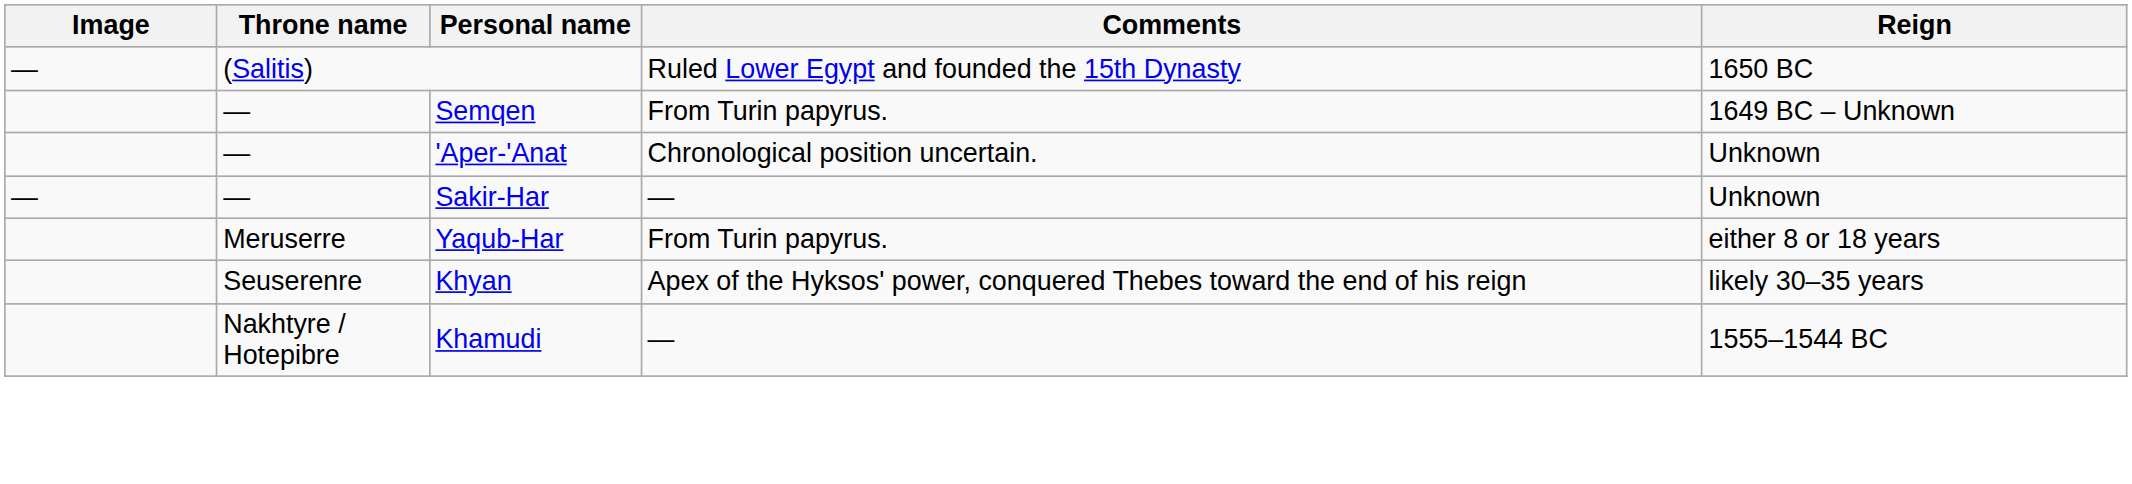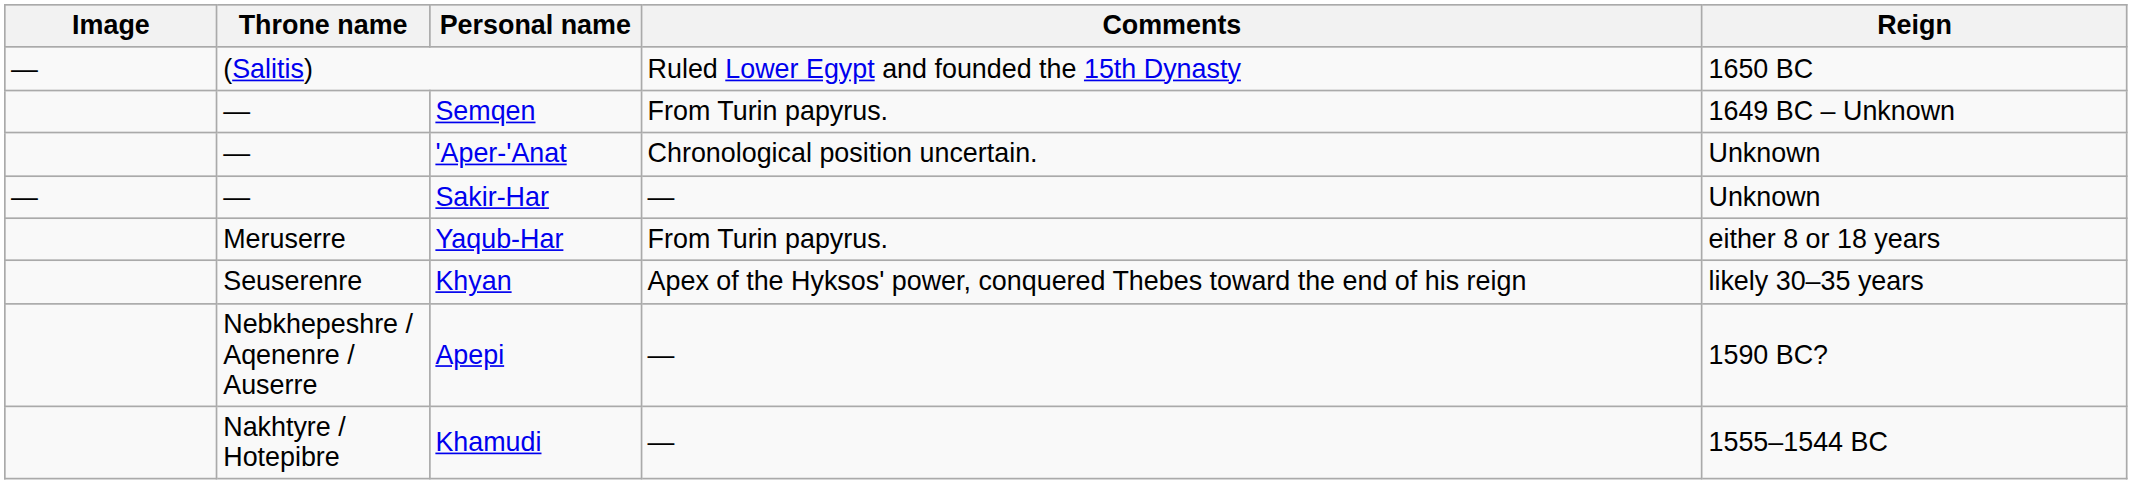+ row: (470, 354)
